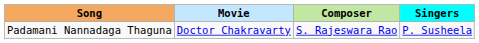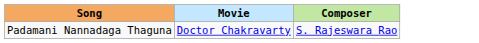- column: (437, 13)
